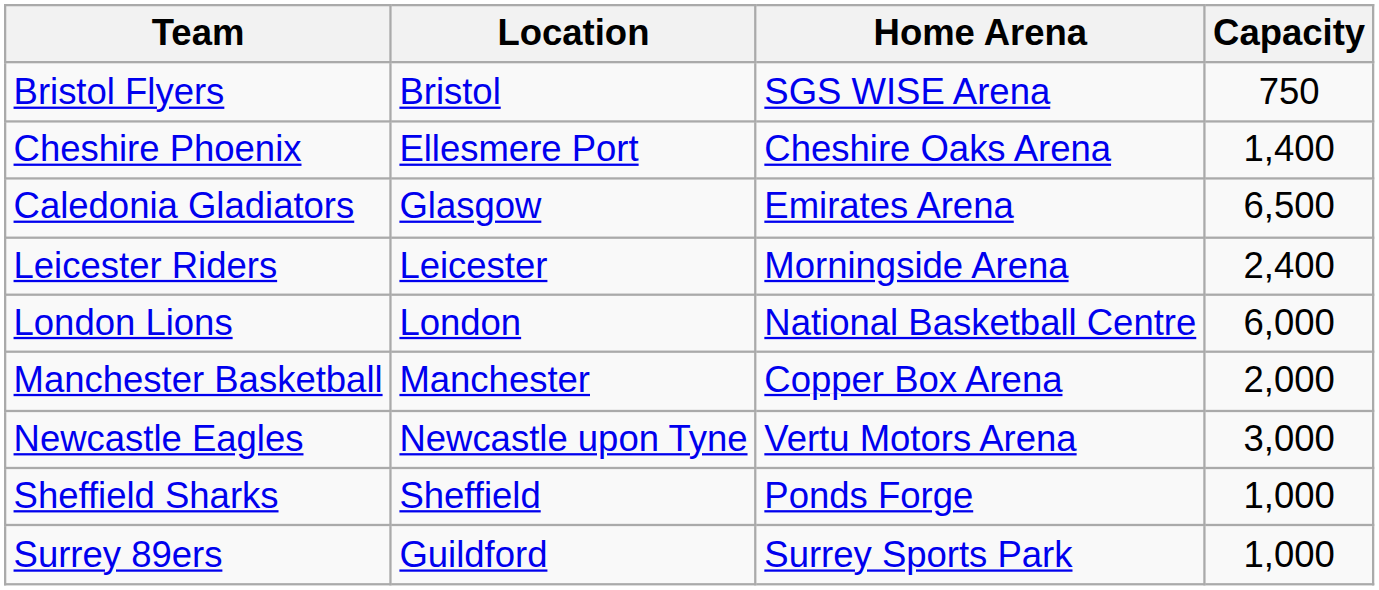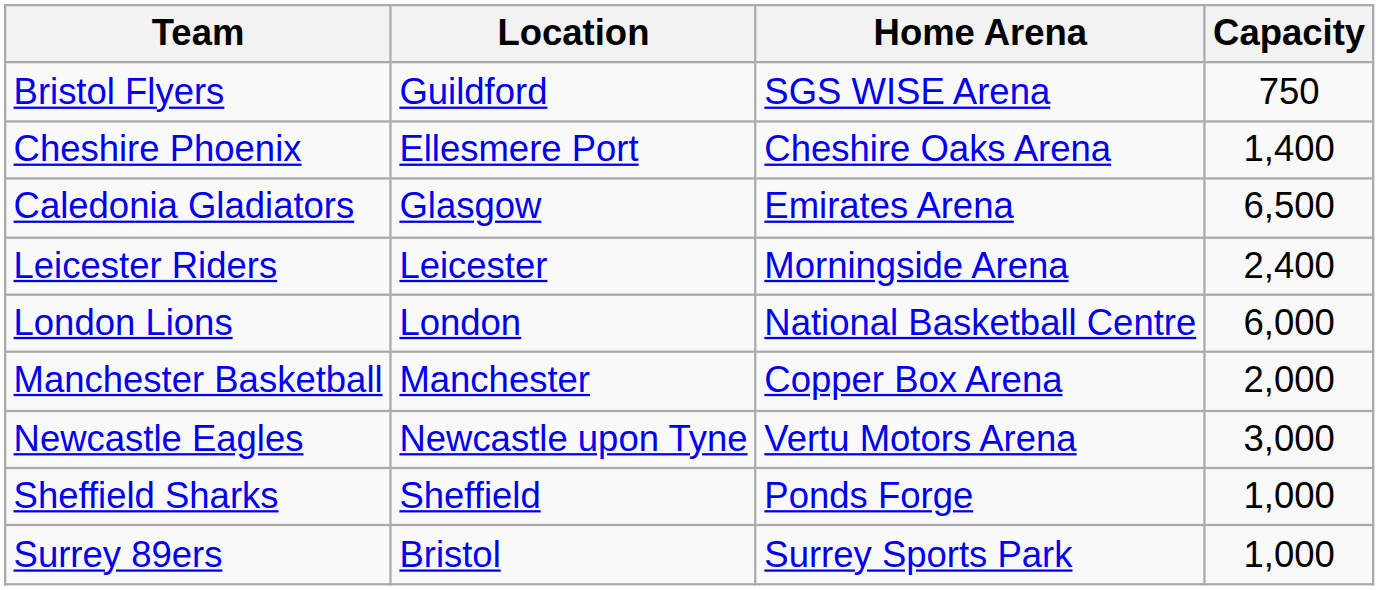(450, 91) Bristol -> (473, 91) Guildford
(473, 554) Guildford -> (450, 554) Bristol
